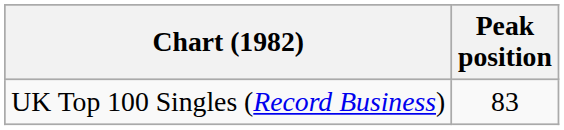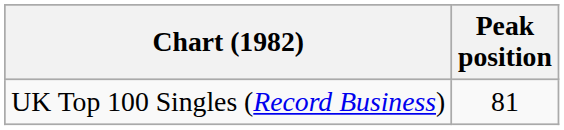(505, 101) 83 -> (505, 101) 81
